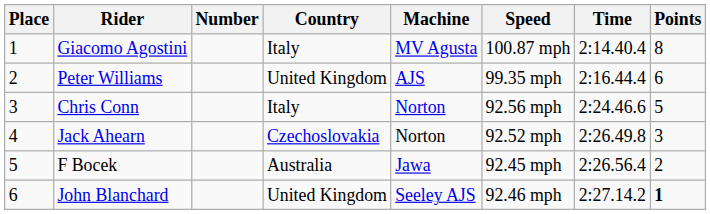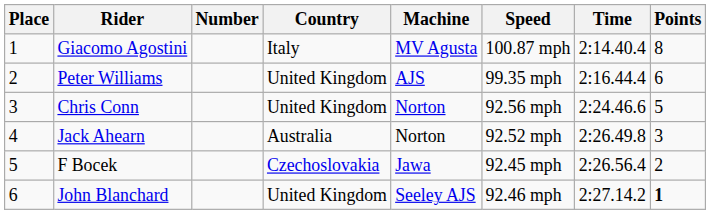(283, 107) Italy -> (327, 107) United Kingdom
(323, 136) Czechoslovakia -> (300, 136) Australia
(300, 165) Australia -> (323, 165) Czechoslovakia
